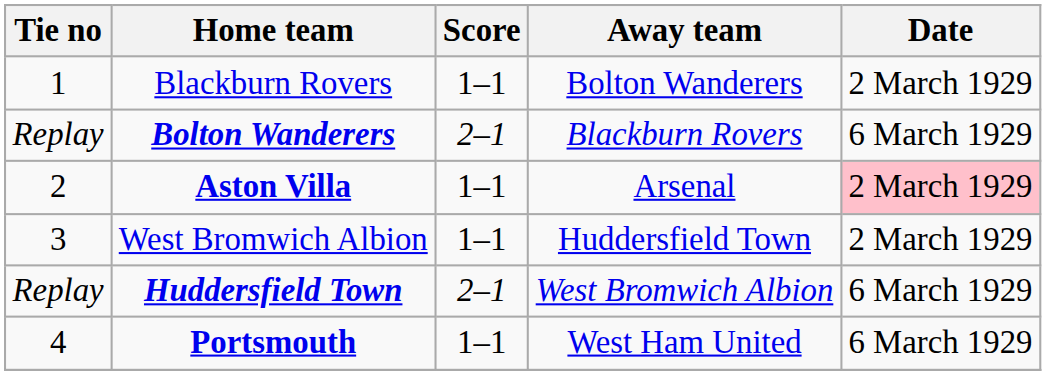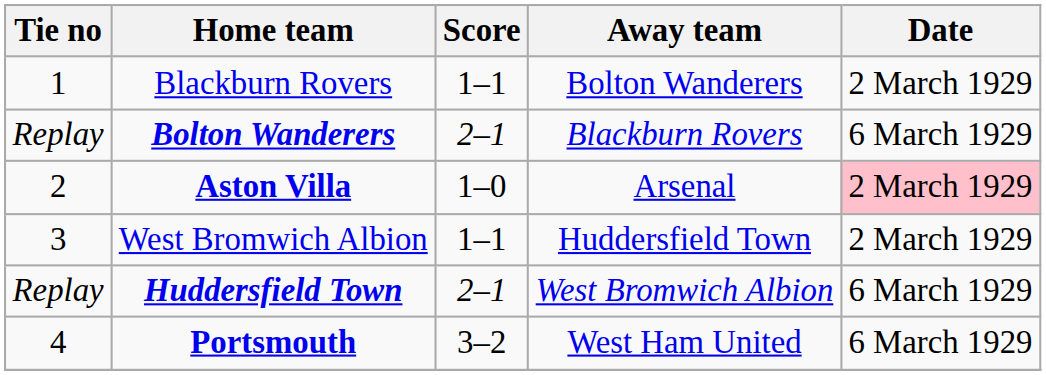(482, 186) 1–1 -> (482, 186) 1–0
(482, 342) 1–1 -> (482, 342) 3–2
